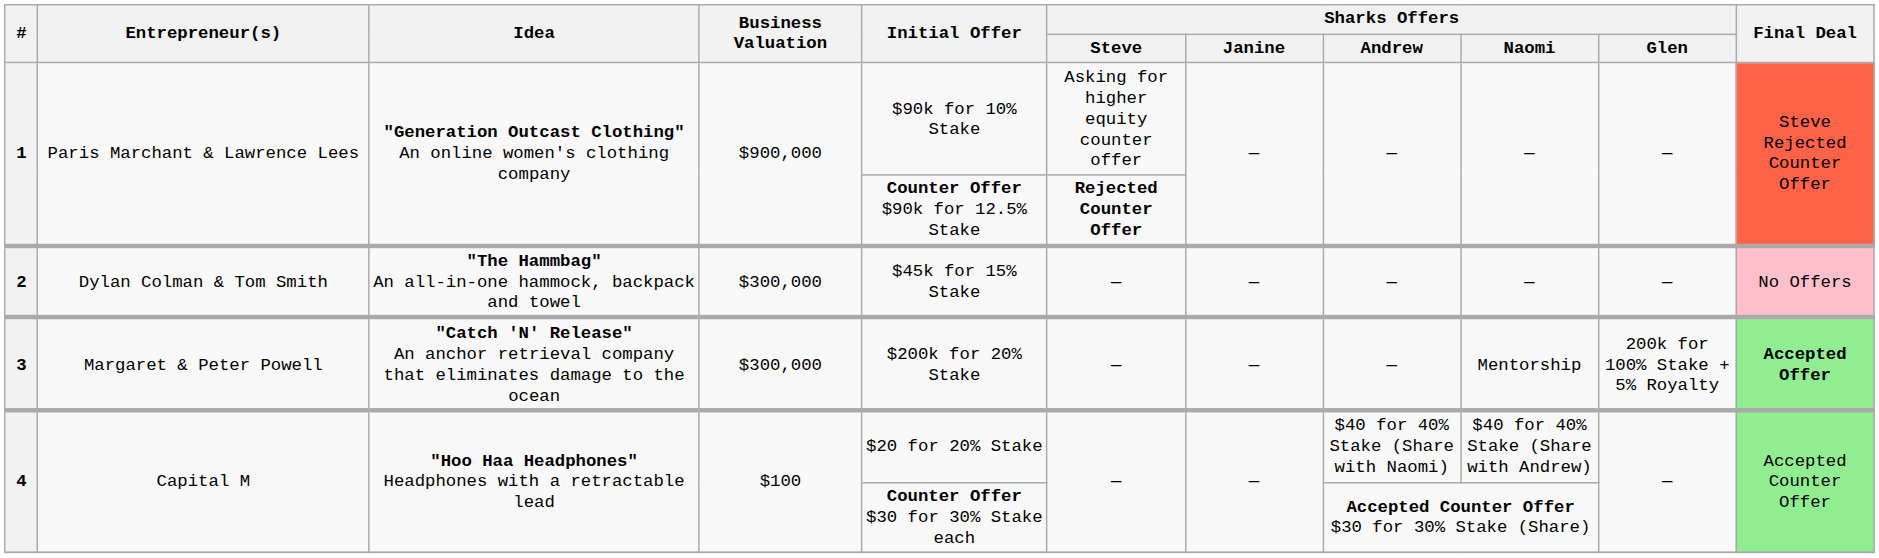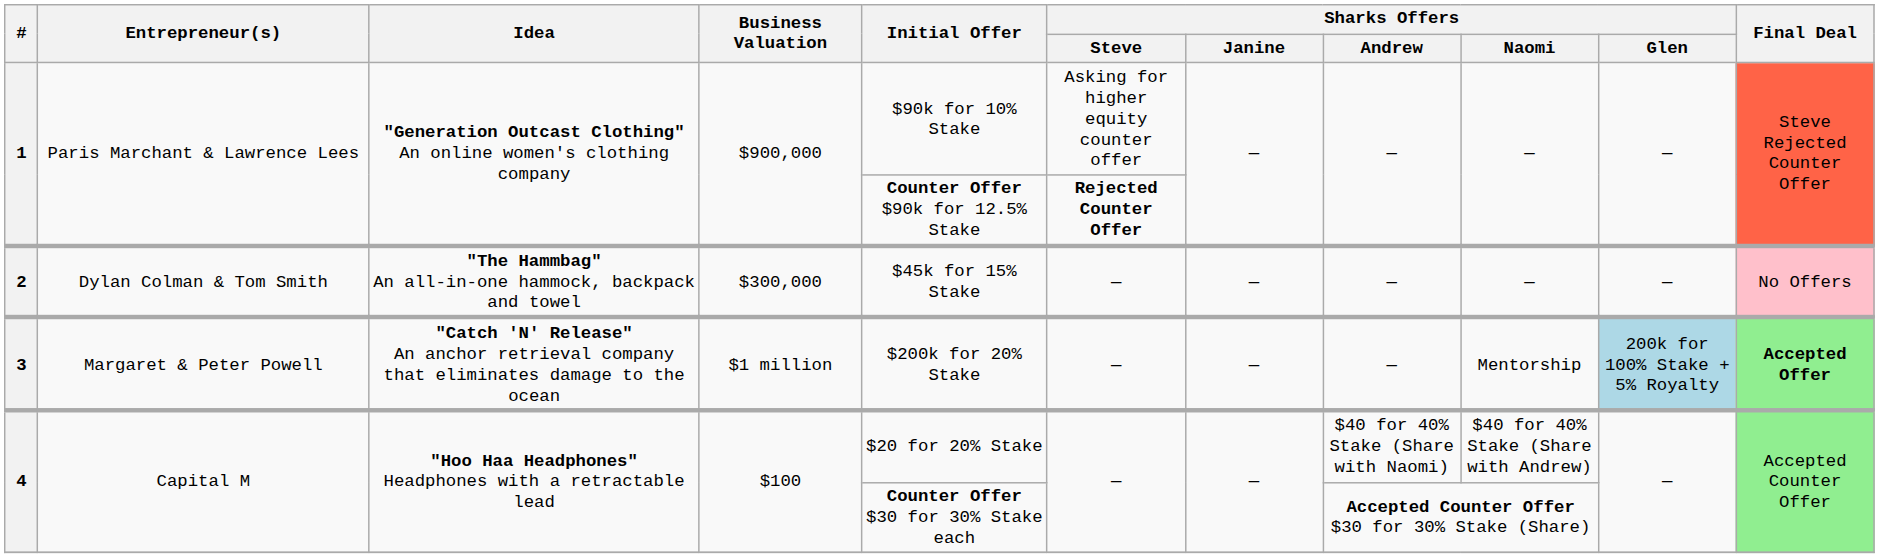(780, 364) $300,000 -> (780, 364) $1 million
(1667, 364) no background -> (1667, 364) lightblue background
